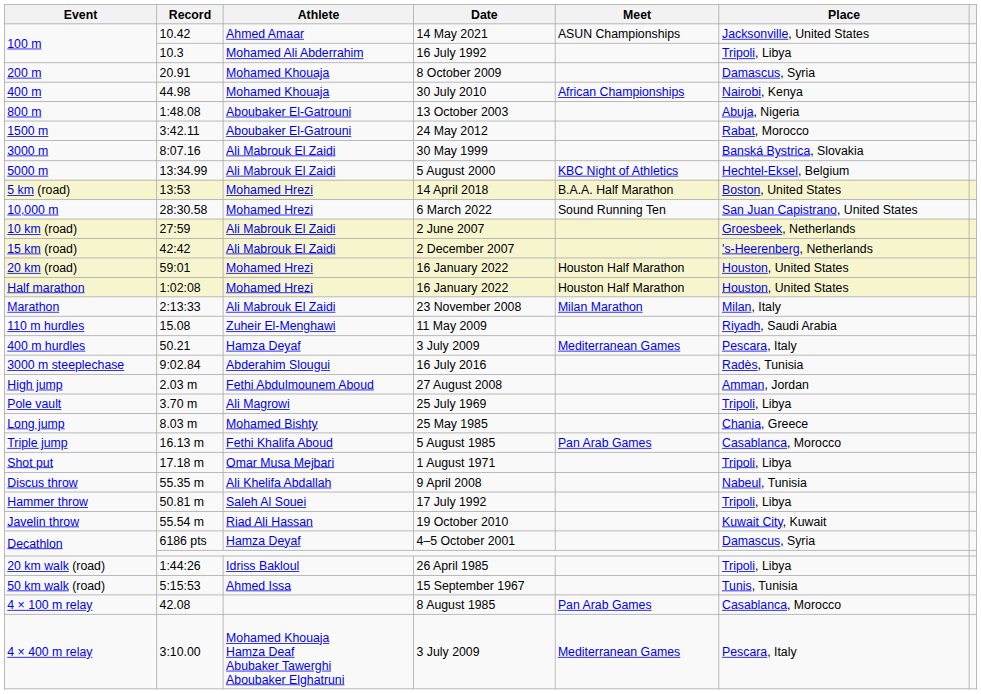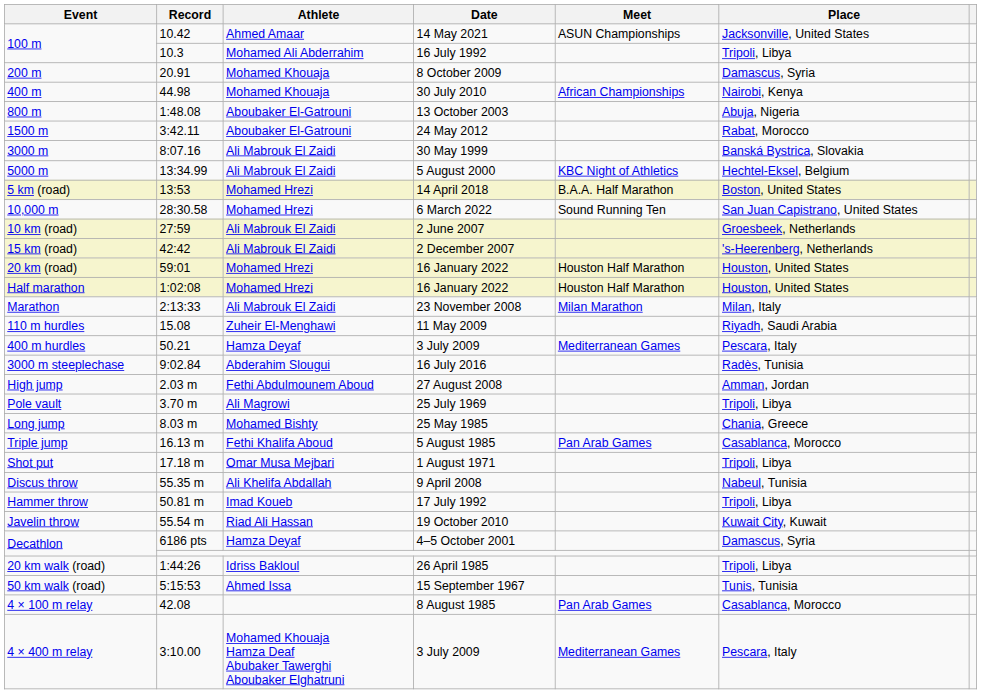(266, 502) Saleh Al Souei -> (259, 502) Imad Koueb
